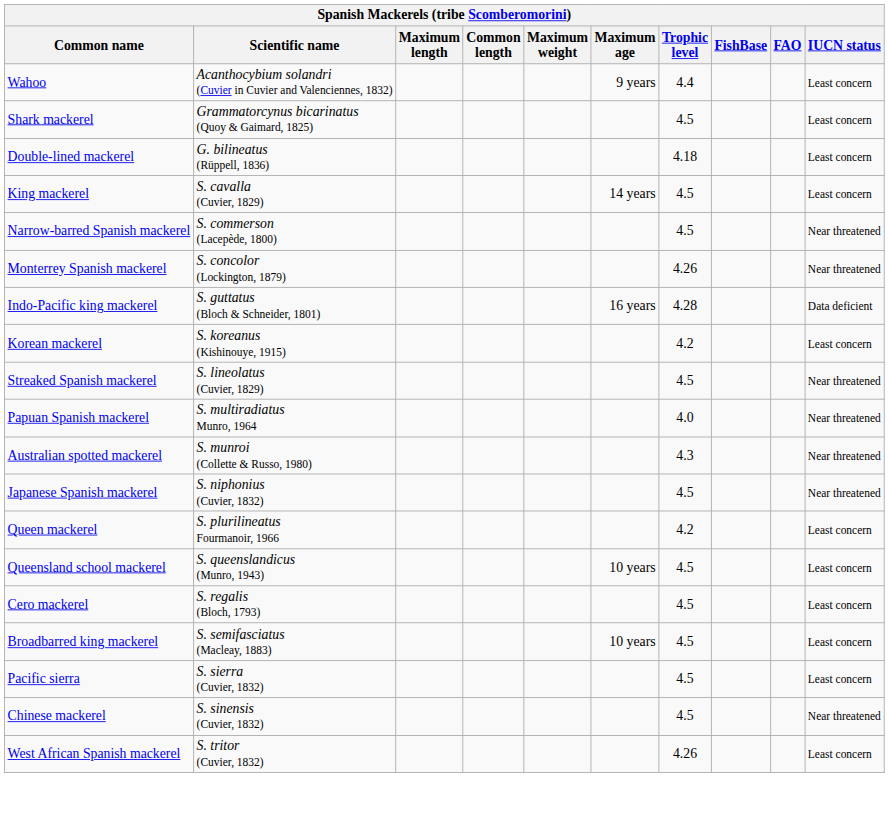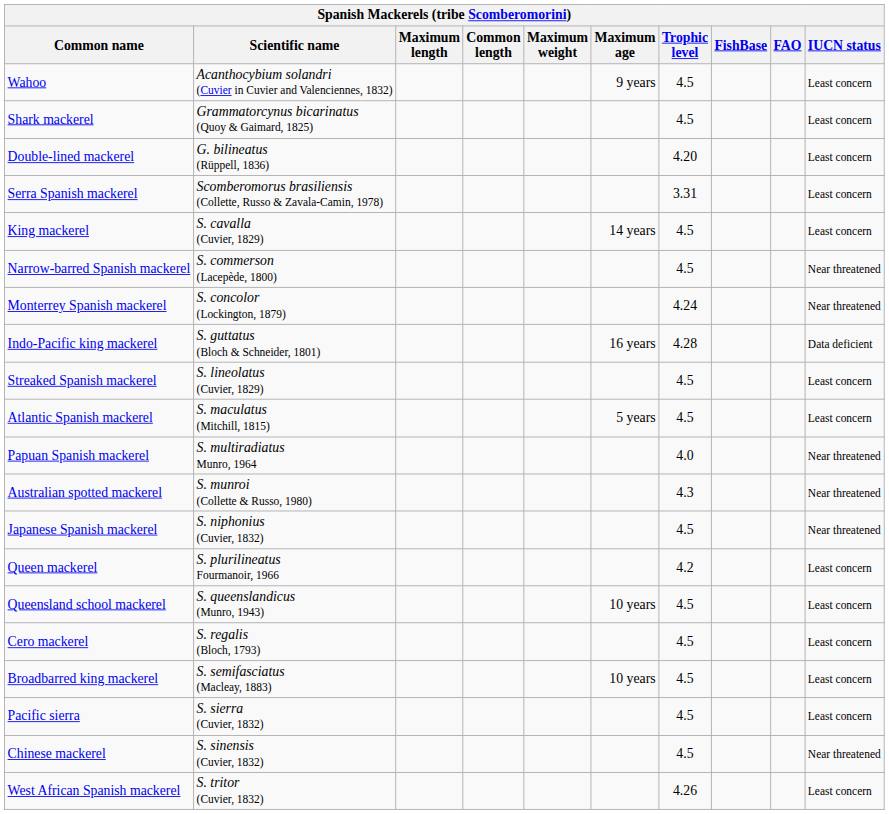(685, 82) 4.4 -> (685, 82) 4.5
(685, 156) 4.18 -> (685, 156) 4.20
+ row: (73, 194)
(685, 268) 4.26 -> (685, 306) 4.24
- row: (55, 343)
(844, 381) Near threatened -> (840, 381) Least concern
+ row: (80, 417)
